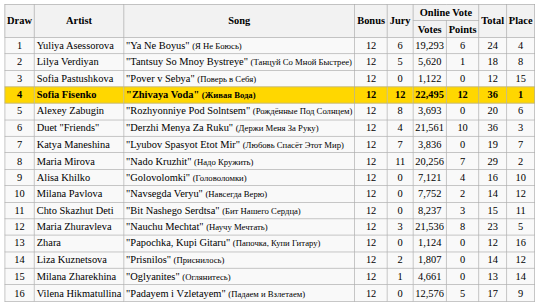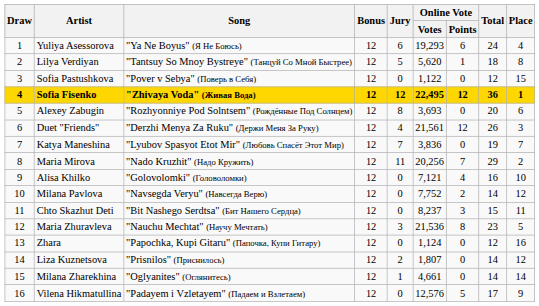(463, 128) 10 -> (463, 128) 12
(493, 128) 36 -> (493, 128) 26
(493, 276) 13 -> (493, 276) 14
